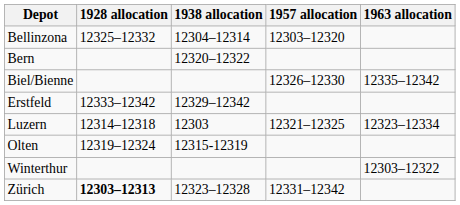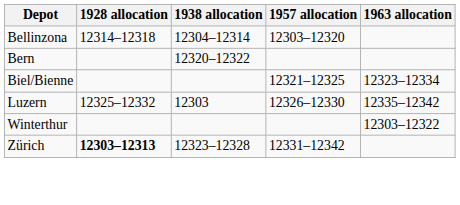(118, 37) 12325–12332 -> (118, 37) 12314–12318
(307, 80) 12326–12330 -> (307, 80) 12321–12325
(401, 80) 12335–12342 -> (401, 80) 12323–12334
- row: (29, 102)
(118, 124) 12314–12318 -> (118, 102) 12325–12332
(307, 124) 12321–12325 -> (307, 102) 12326–12330
(401, 124) 12323–12334 -> (401, 102) 12335–12342
- row: (23, 146)
